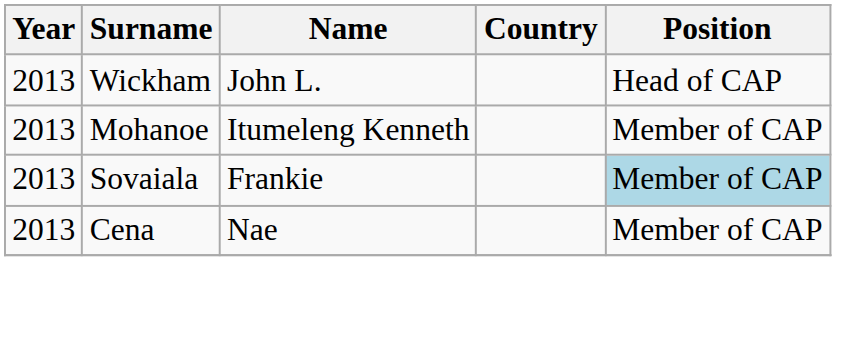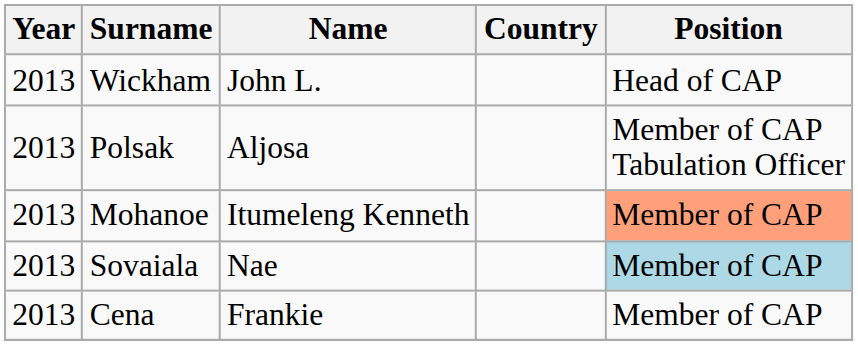+ row: (132, 147)
(717, 129) no background -> (717, 214) lightsalmon background
(275, 179) Frankie -> (252, 264) Nae
(252, 229) Nae -> (275, 314) Frankie
